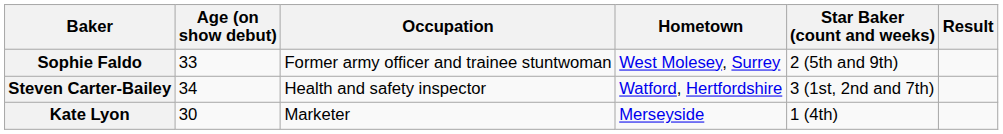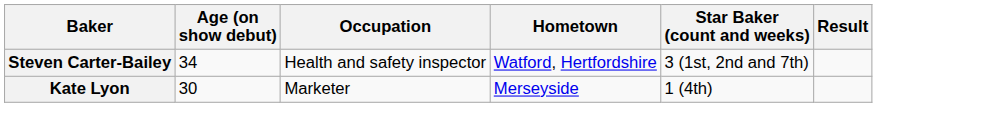- row: (90, 62)
